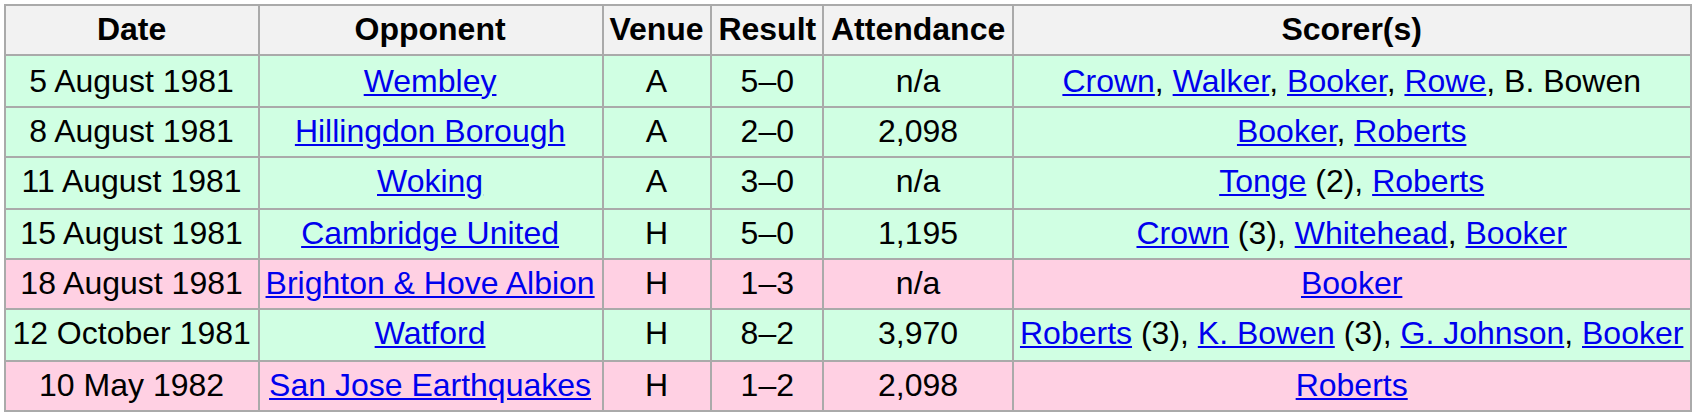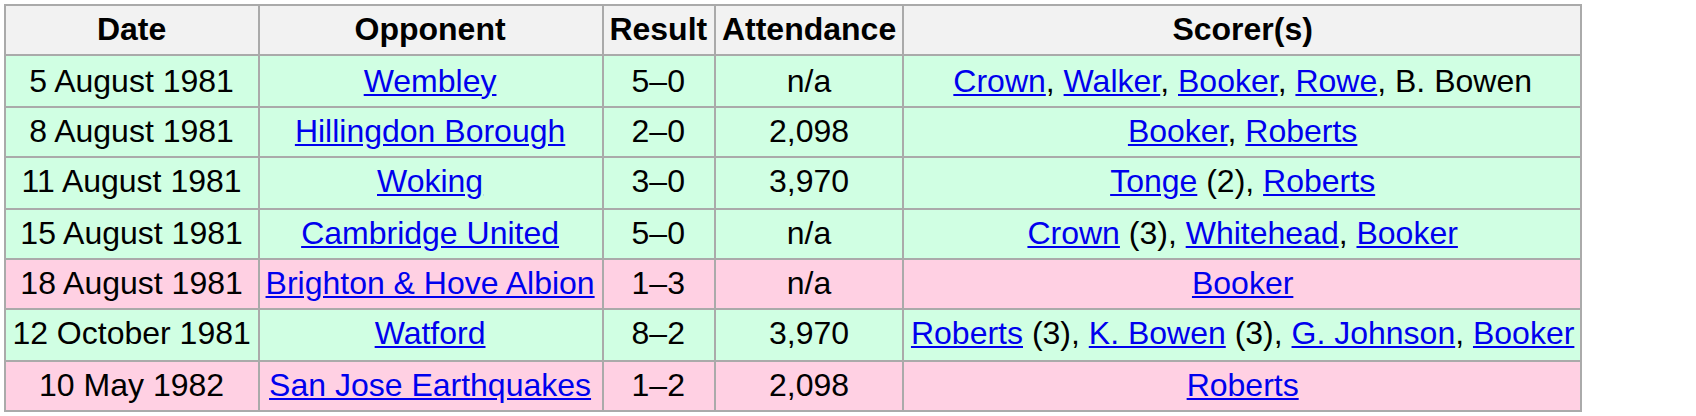- column: (657, 29)
(918, 182) n/a -> (809, 182) 3,970
(918, 232) 1,195 -> (809, 232) n/a
